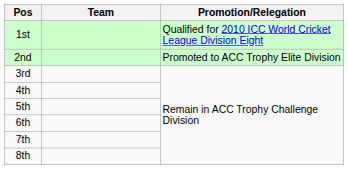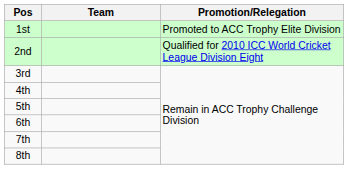(247, 35) Qualified for 2010 ICC World Cricket League Division Eight -> (252, 29) Promoted to ACC Trophy Elite Division
(252, 57) Promoted to ACC Trophy Elite Division -> (247, 51) Qualified for 2010 ICC World Cricket League Division Eight
